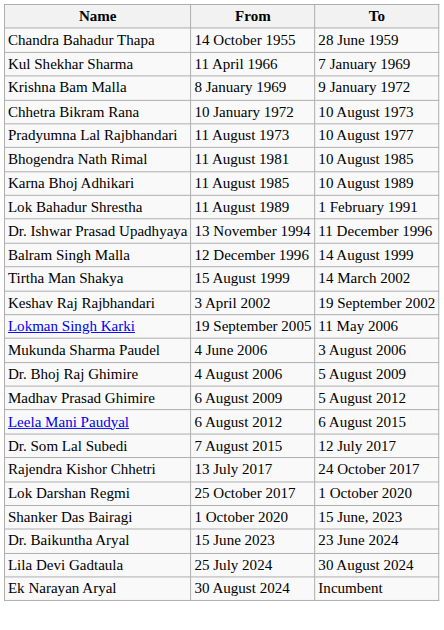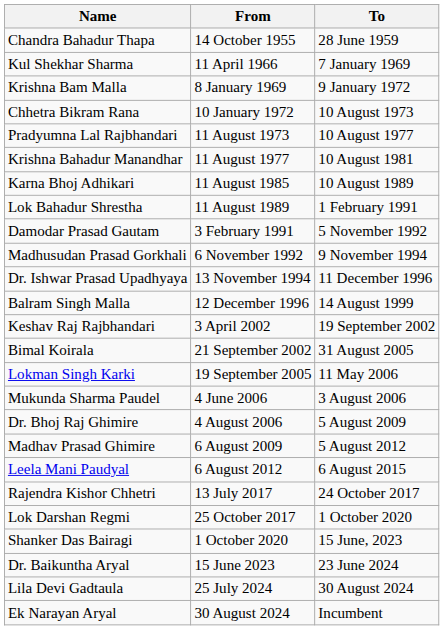+ row: (95, 159)
- row: (78, 159)
+ row: (84, 231)
+ row: (97, 254)
- row: (66, 278)
+ row: (51, 350)
- row: (68, 445)
